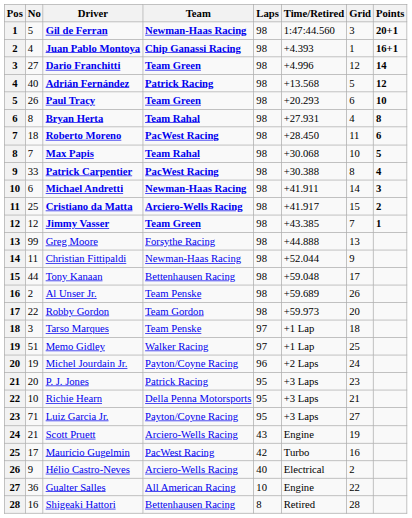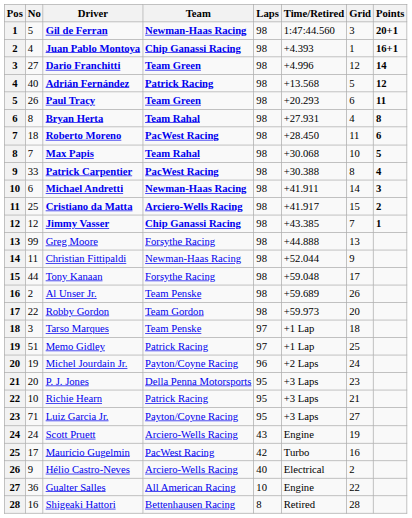(381, 101) 10 -> (381, 101) 11
(173, 223) Team Green -> (193, 223) Chip Ganassi Racing
(190, 276) Bettenhausen Racing -> (180, 276) Forsythe Racing
(177, 346) Walker Racing -> (177, 346) Patrick Racing
(177, 381) Patrick Racing -> (198, 381) Della Penna Motorsports
(198, 399) Della Penna Motorsports -> (177, 399) Patrick Racing
(33, 434) 21 -> (33, 434) 24
